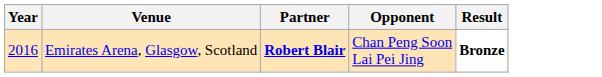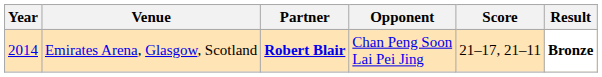+ column: (500, 17)
(23, 50) 2016 -> (23, 50) 2014
